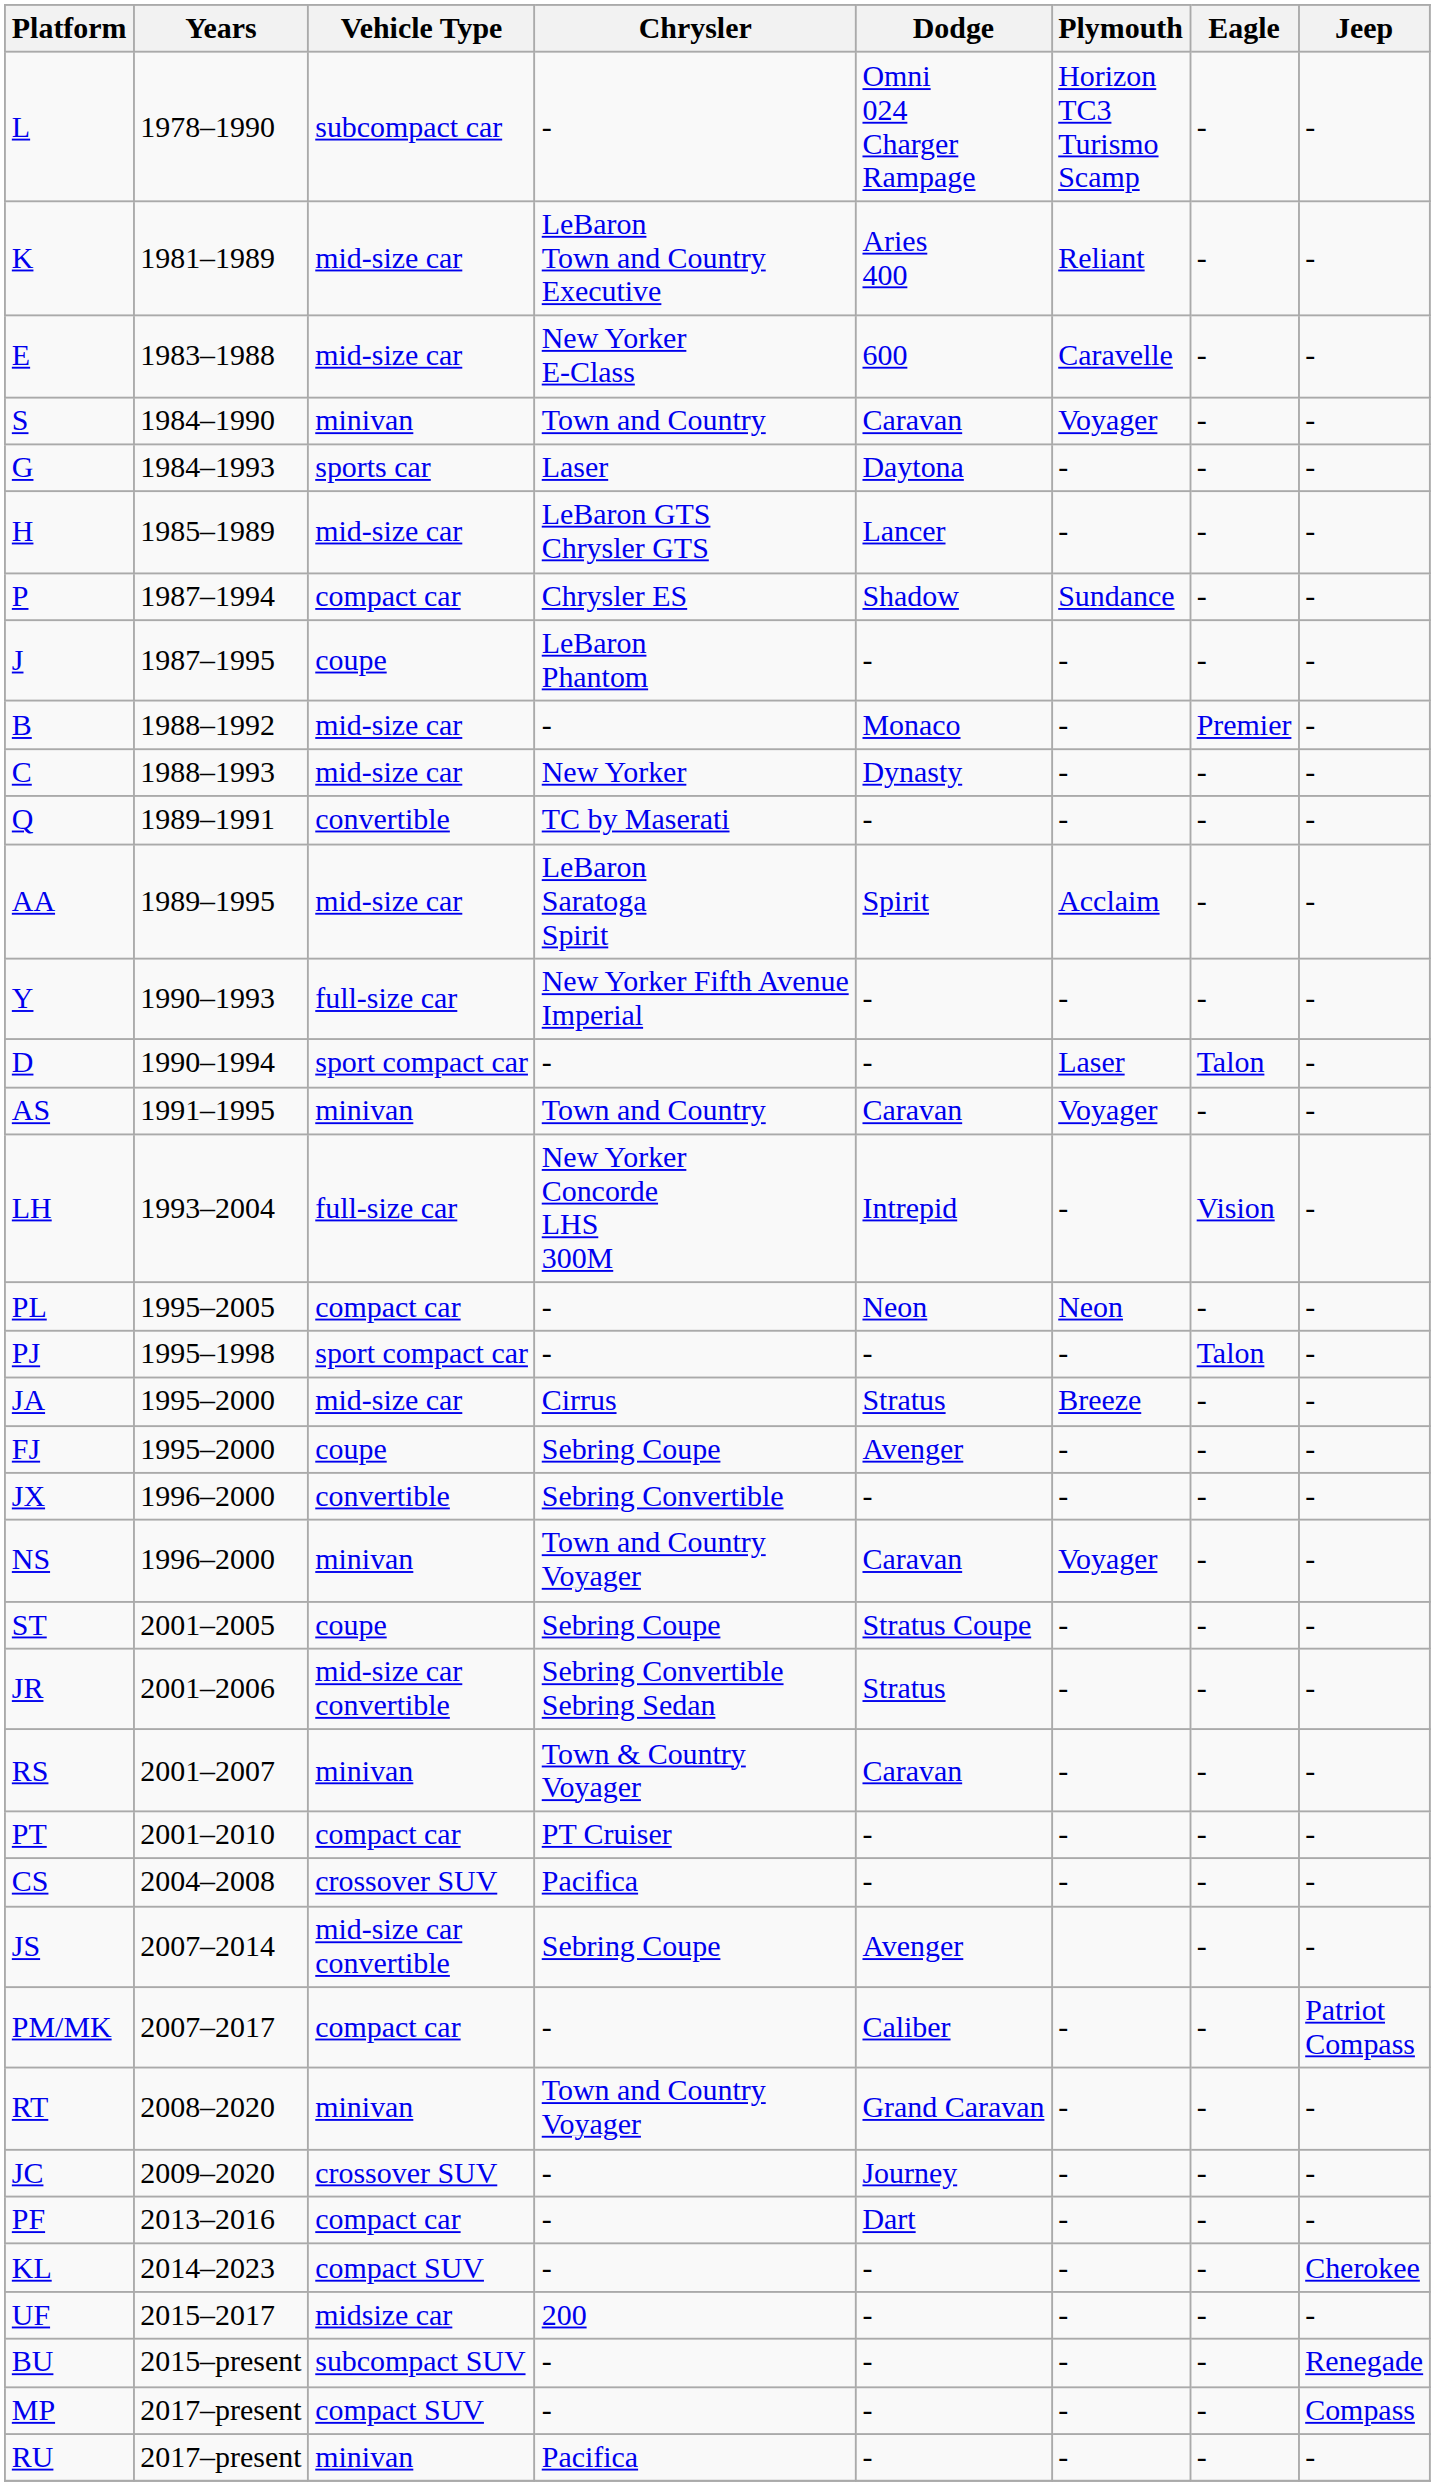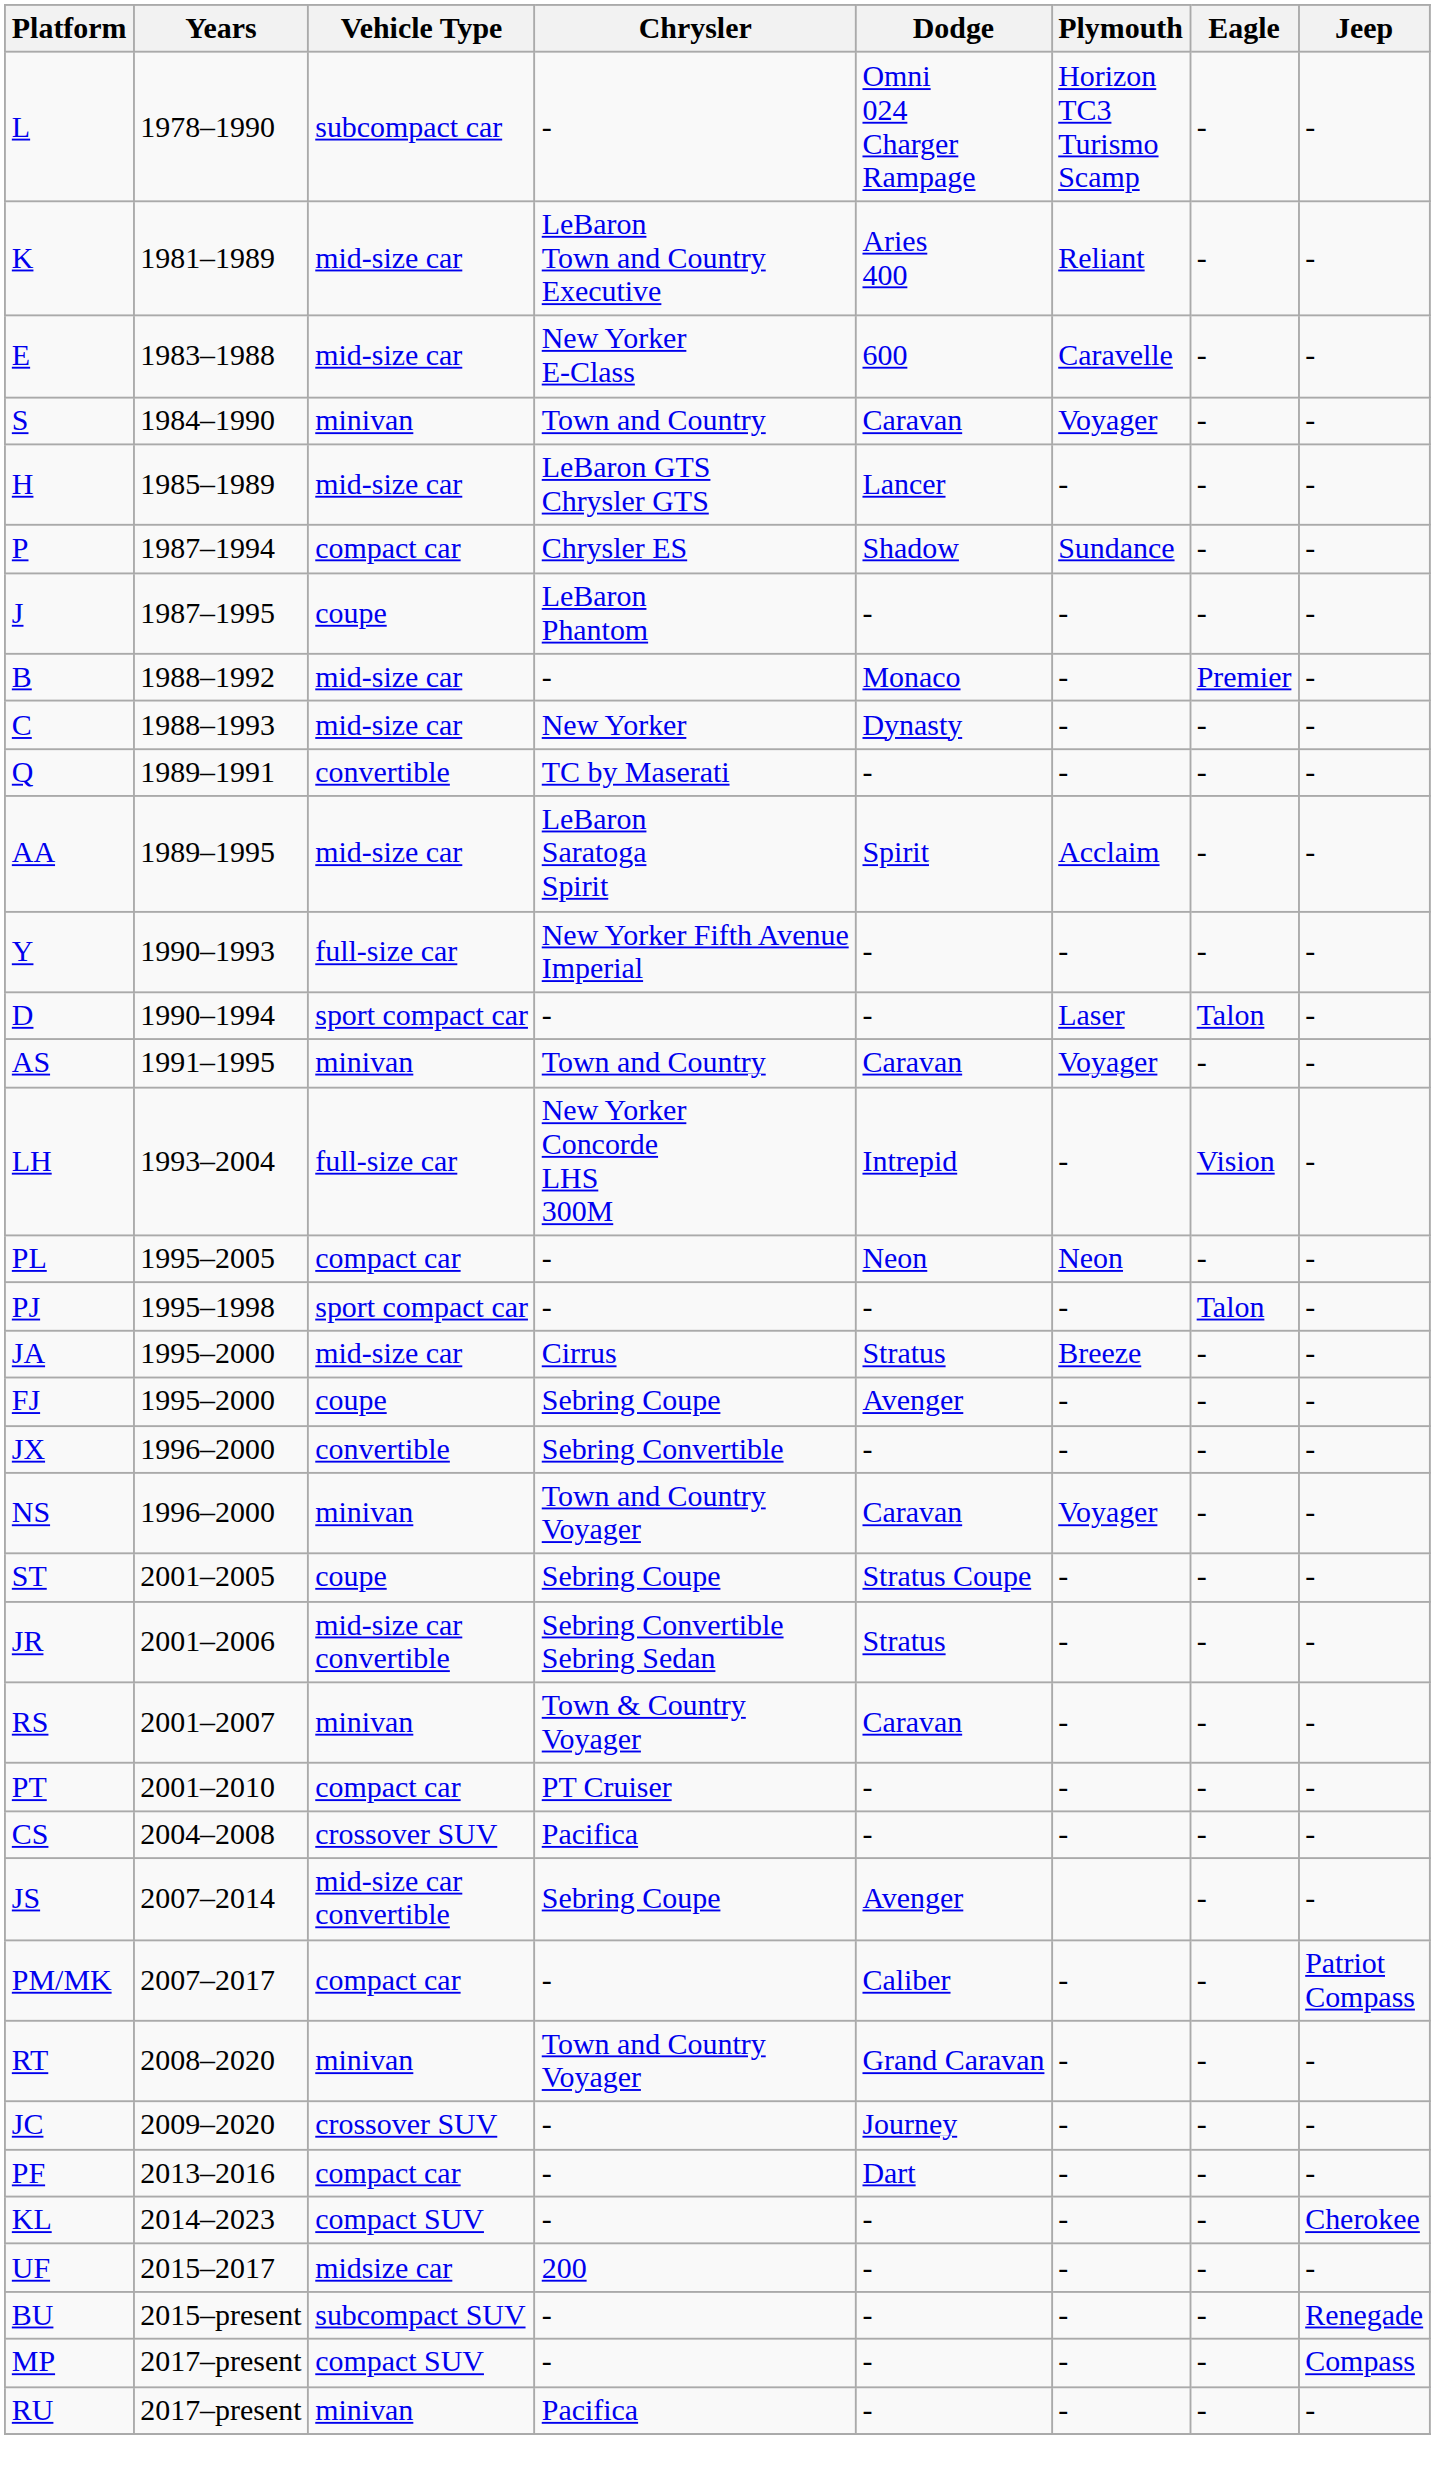- row: (23, 467)
